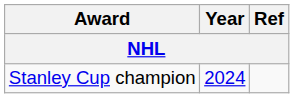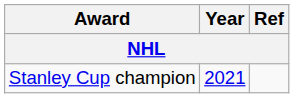(225, 78) 2024 -> (225, 78) 2021
